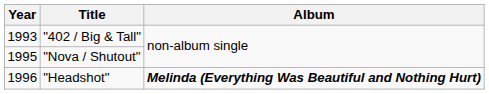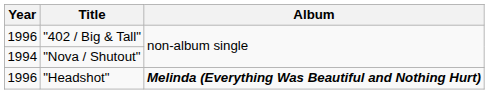(22, 36) 1993 -> (22, 36) 1996
(22, 57) 1995 -> (22, 57) 1994
